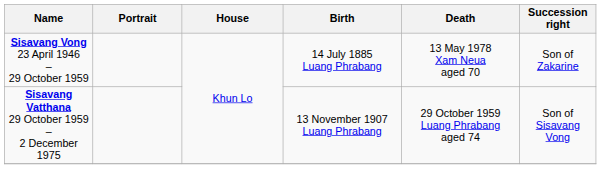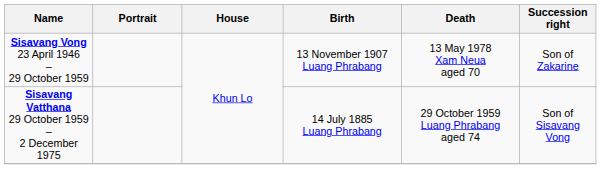(342, 60) 14 July 1885 Luang Phrabang -> (342, 60) 13 November 1907 Luang Phrabang
(342, 125) 13 November 1907 Luang Phrabang -> (342, 125) 14 July 1885 Luang Phrabang
